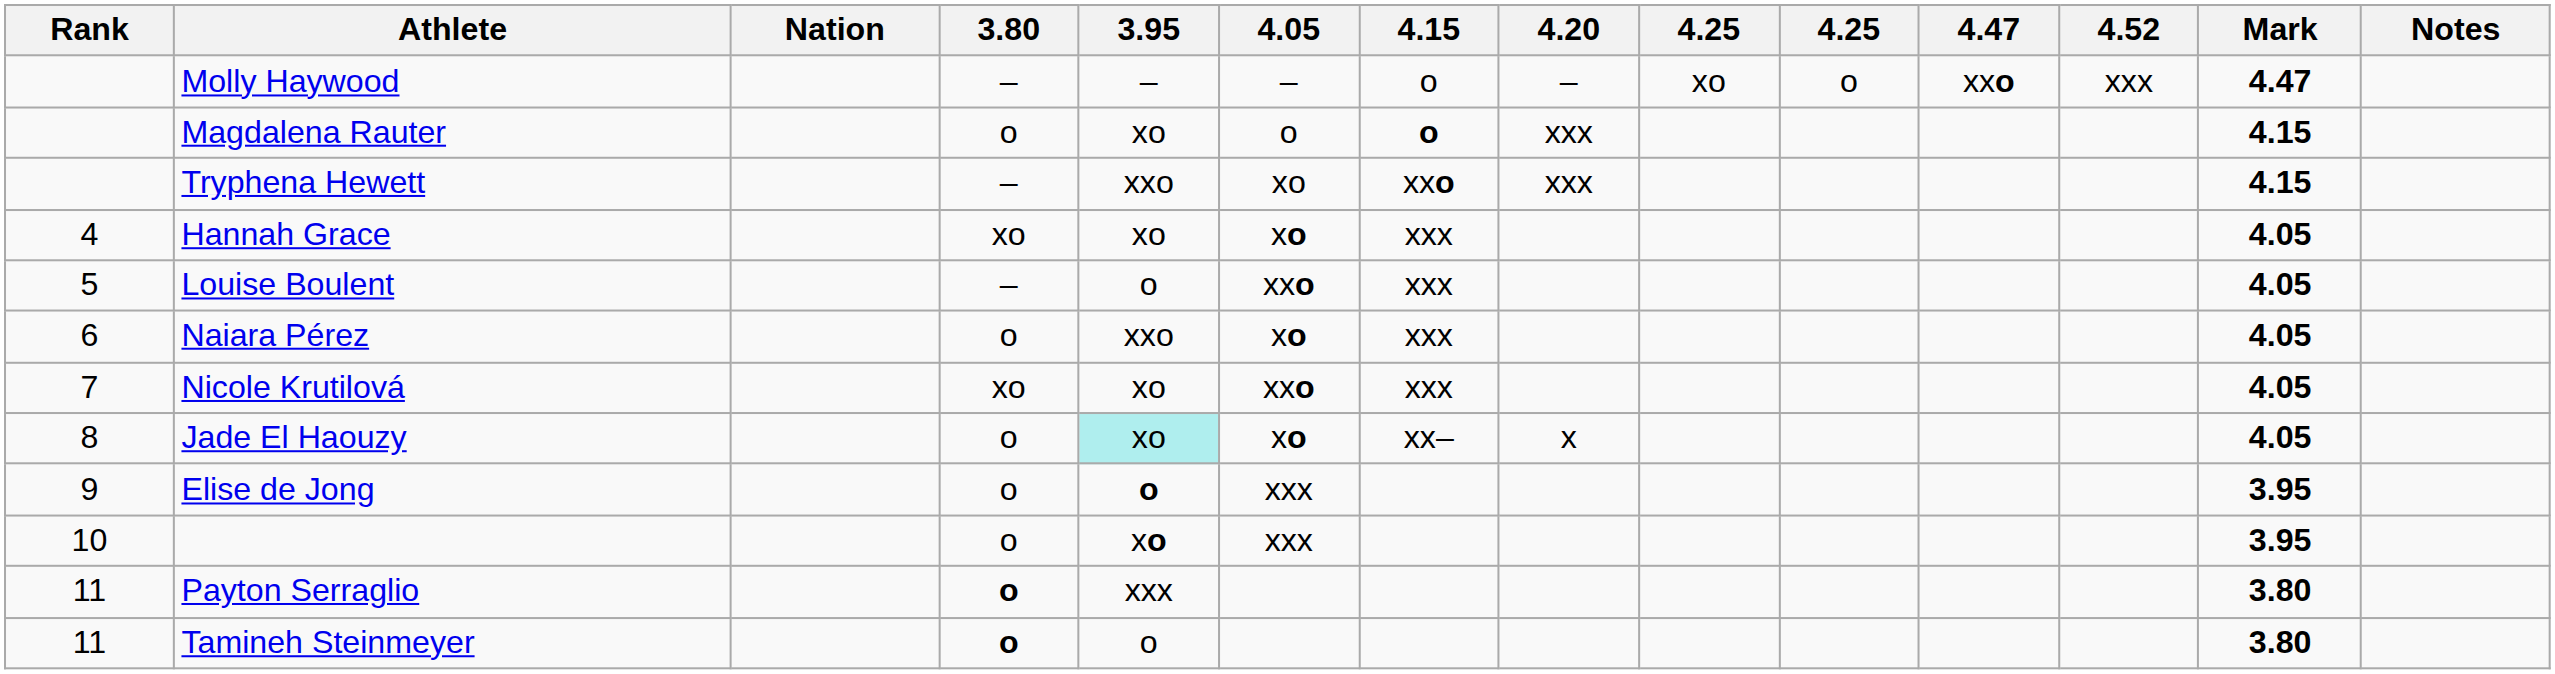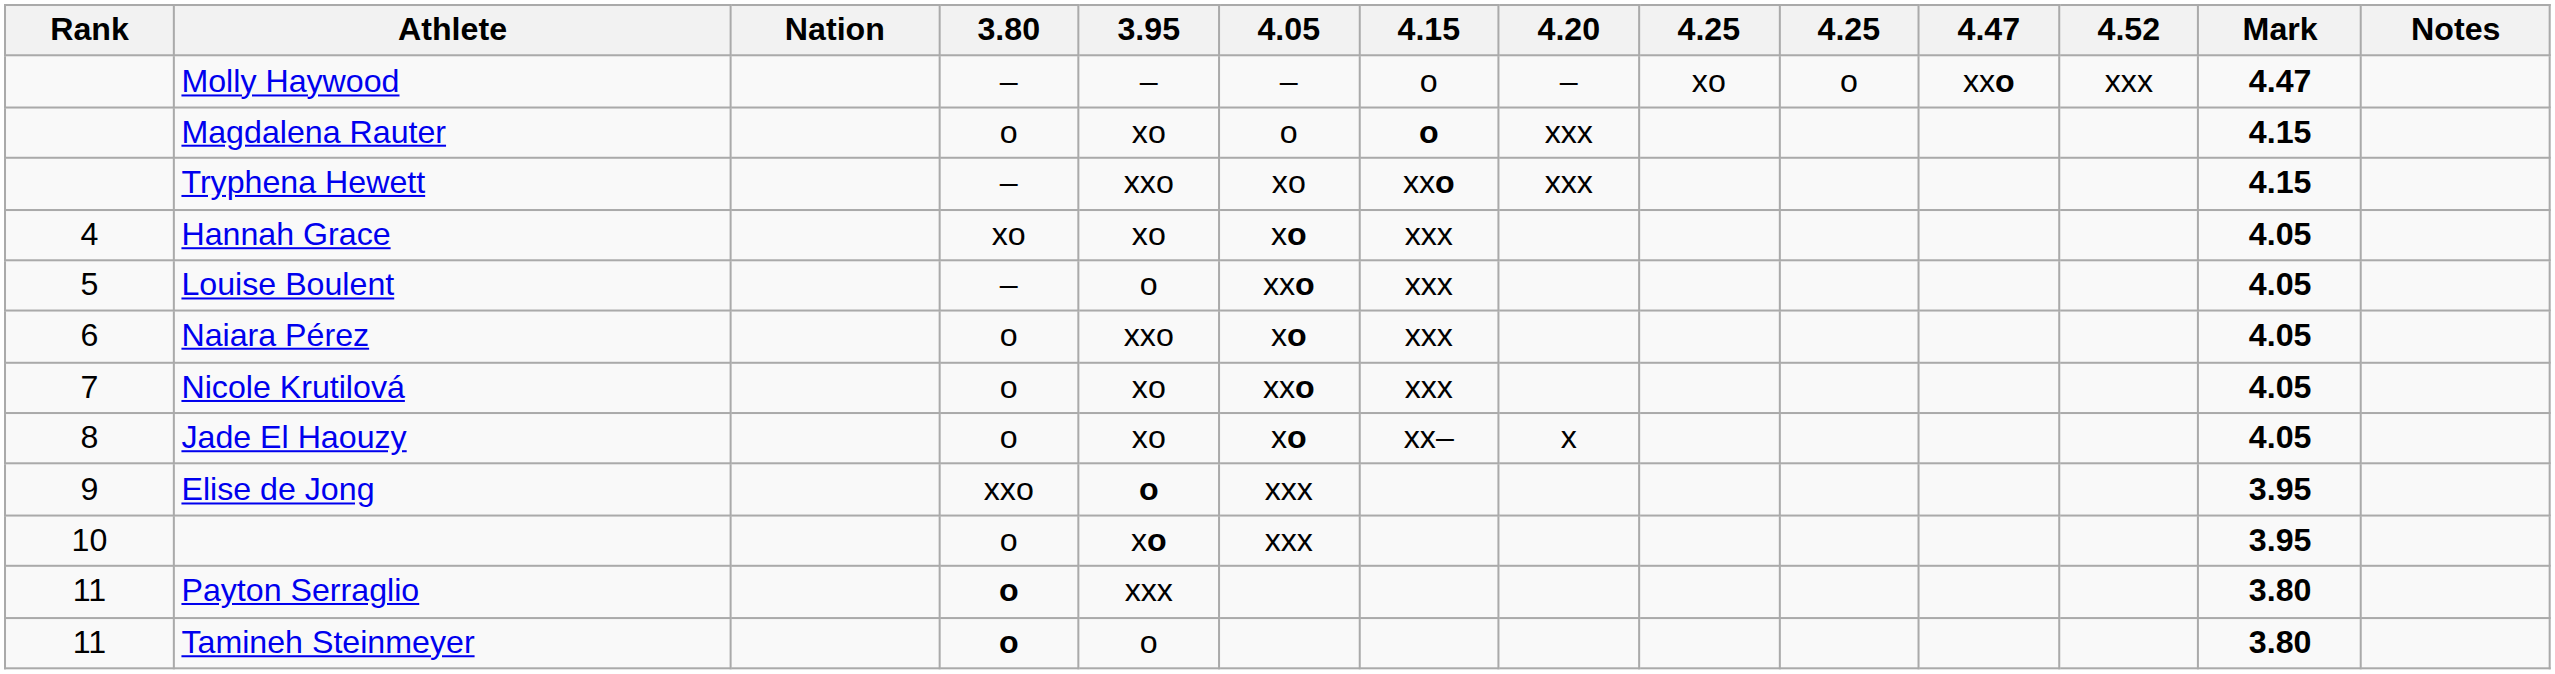(1009, 387) xo -> (1009, 387) o
(1149, 438) paleturquoise background -> (1149, 438) no background
(1009, 489) o -> (1009, 489) xxo
